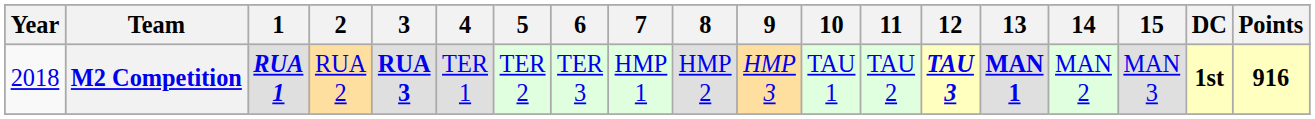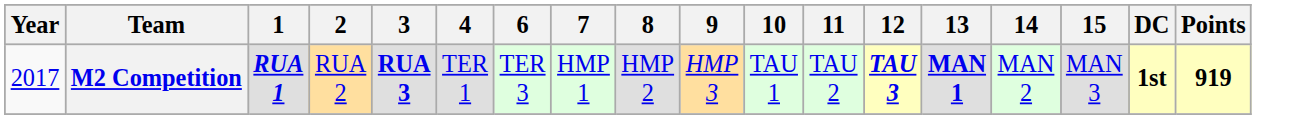- column: (523, 24)
(35, 78) 2018 -> (35, 78) 2017
(1271, 78) 916 -> (1213, 78) 919
